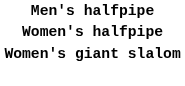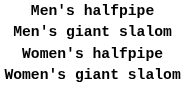+ row: (93, 32)
